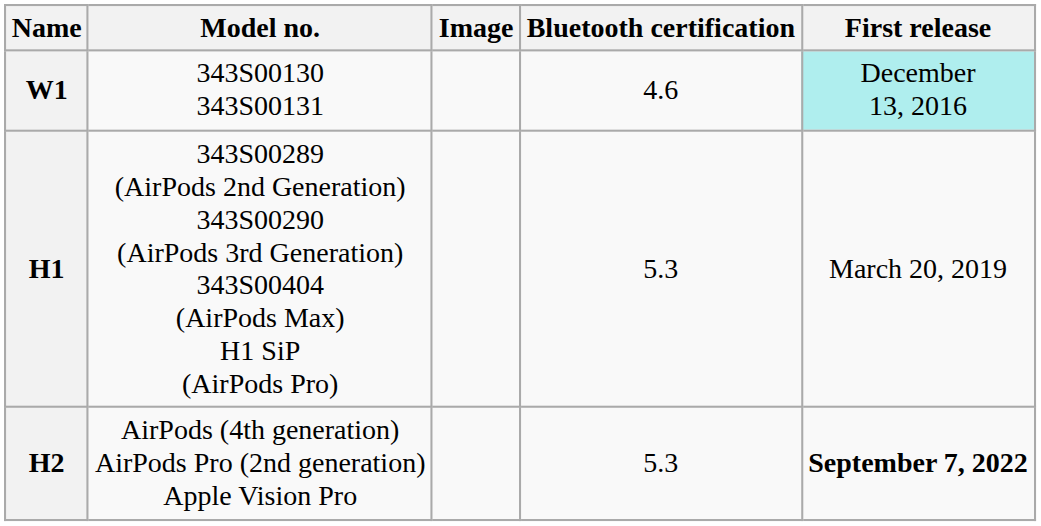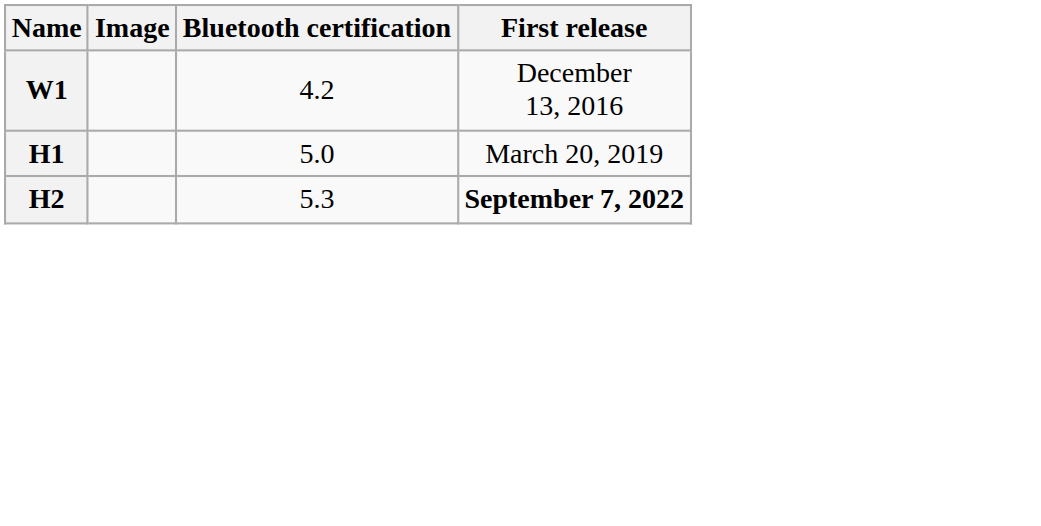- column: (260, 27)
(661, 89) 4.6 -> (317, 89) 4.2
(918, 89) paleturquoise background -> (574, 89) no background
(661, 267) 5.3 -> (317, 152) 5.0
